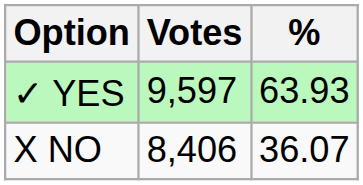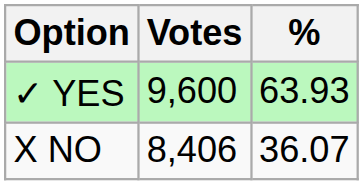(192, 91) 9,597 -> (192, 91) 9,600
